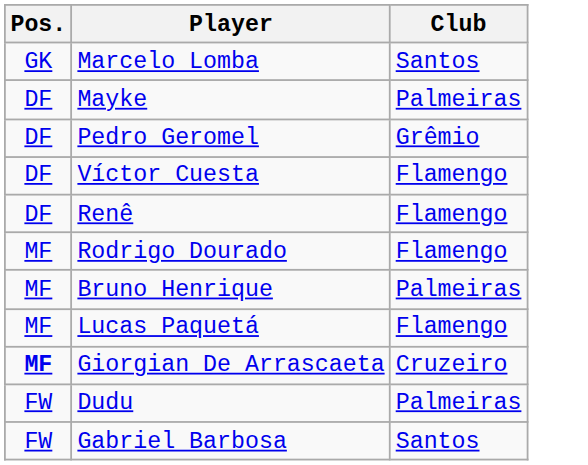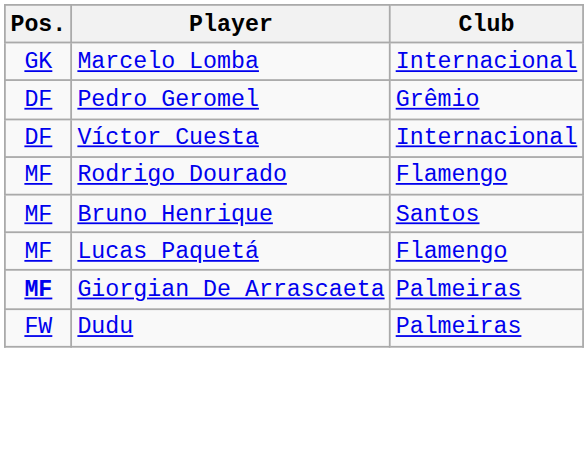(438, 62) Santos -> (486, 62) Internacional
- row: (112, 100)
(452, 176) Flamengo -> (486, 138) Internacional
- row: (105, 213)
(459, 289) Palmeiras -> (438, 213) Santos
(452, 365) Cruzeiro -> (459, 289) Palmeiras
- row: (182, 441)
